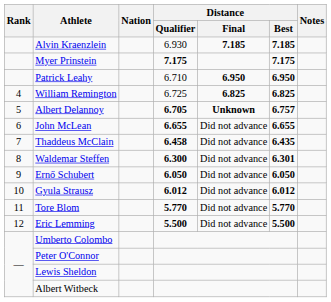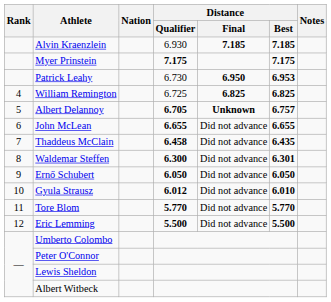(175, 77) 6.710 -> (175, 77) 6.730
(283, 77) 6.950 -> (283, 77) 6.953
(283, 191) 6.012 -> (283, 191) 6.010
